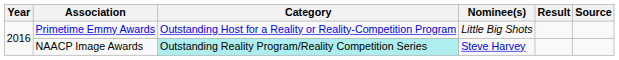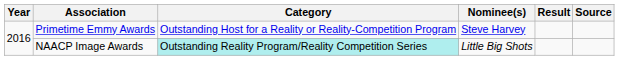(497, 30) Little Big Shots -> (493, 30) Steve Harvey
(493, 47) Steve Harvey -> (497, 47) Little Big Shots
